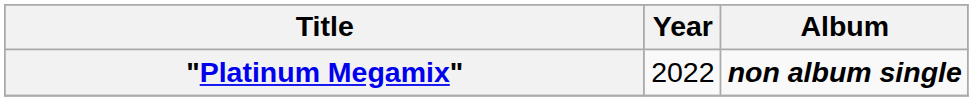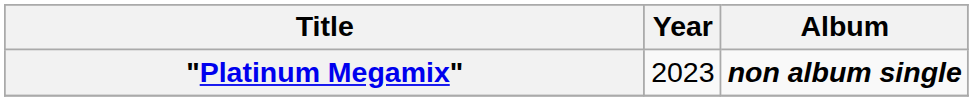(683, 72) 2022 -> (683, 72) 2023
